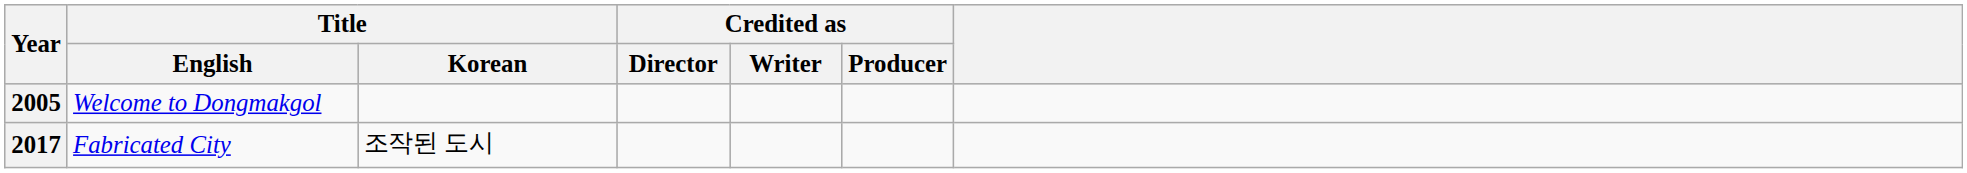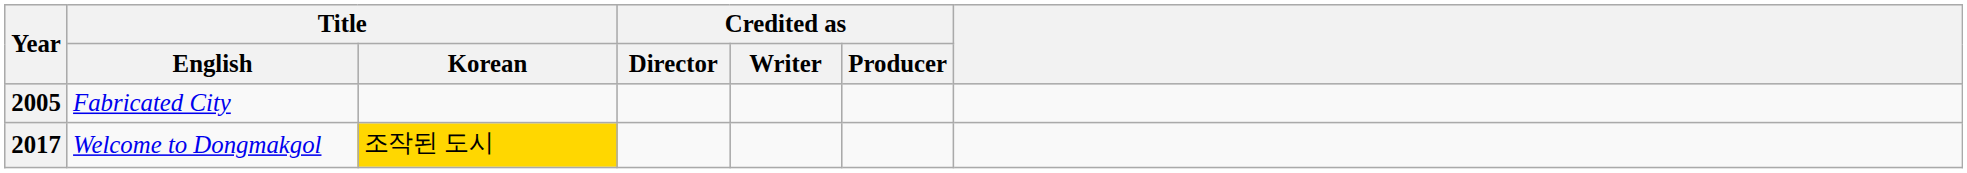(197, 102) Welcome to Dongmakgol -> (152, 102) Fabricated City
(152, 144) Fabricated City -> (197, 144) Welcome to Dongmakgol
(429, 143) no background -> (429, 143) gold background
